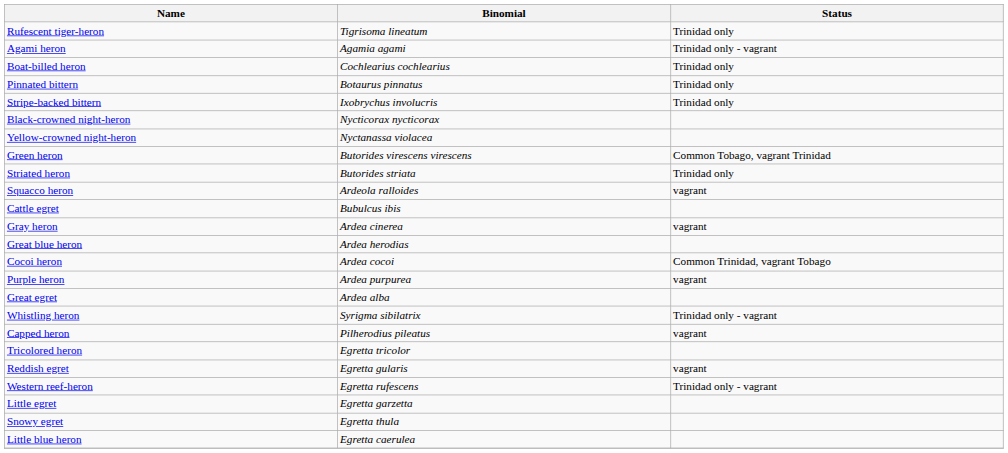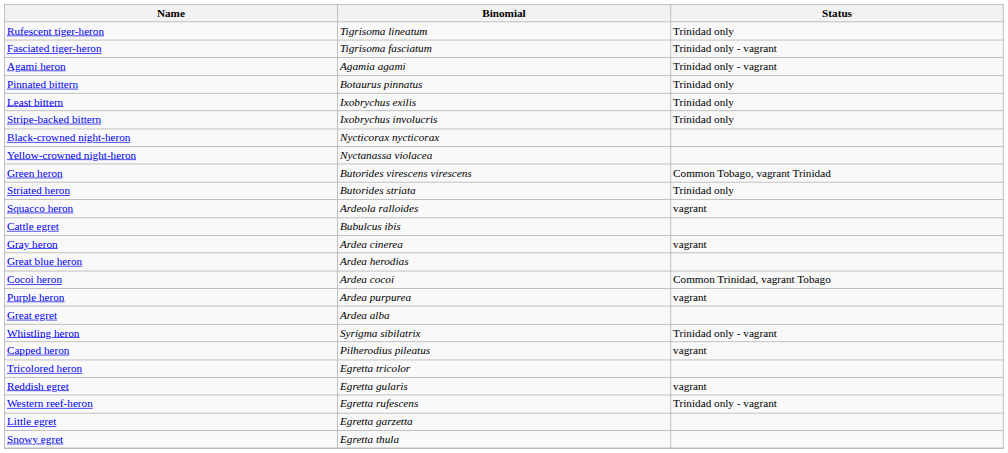+ row: (54, 48)
- row: (46, 66)
+ row: (35, 102)
- row: (44, 439)
